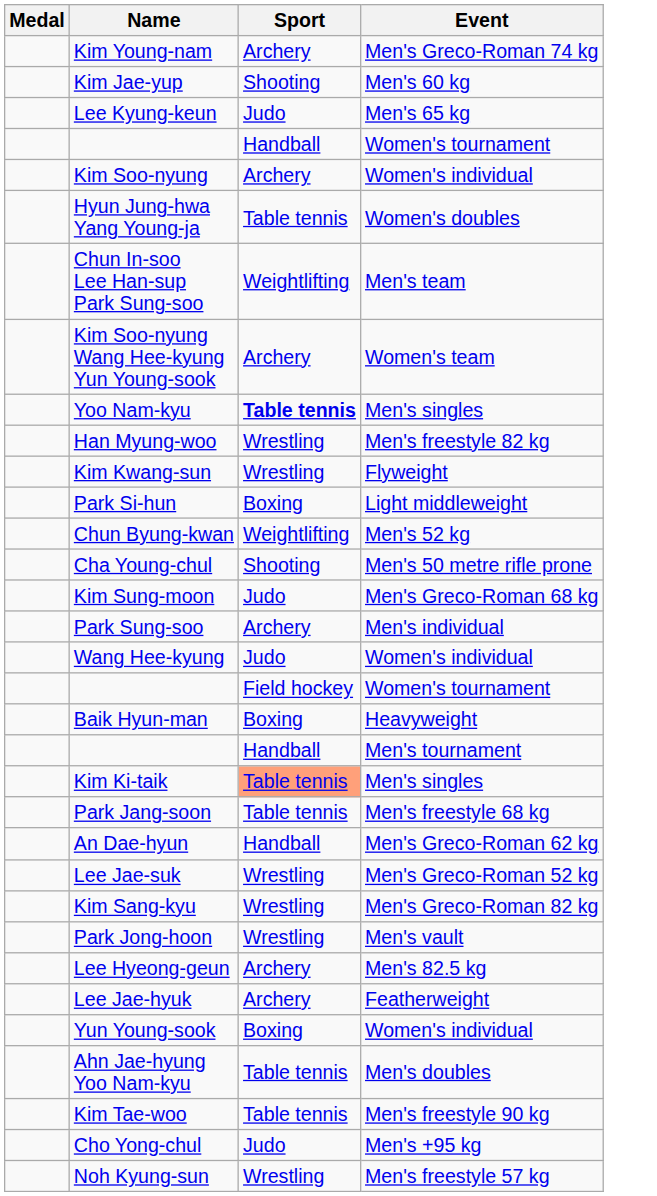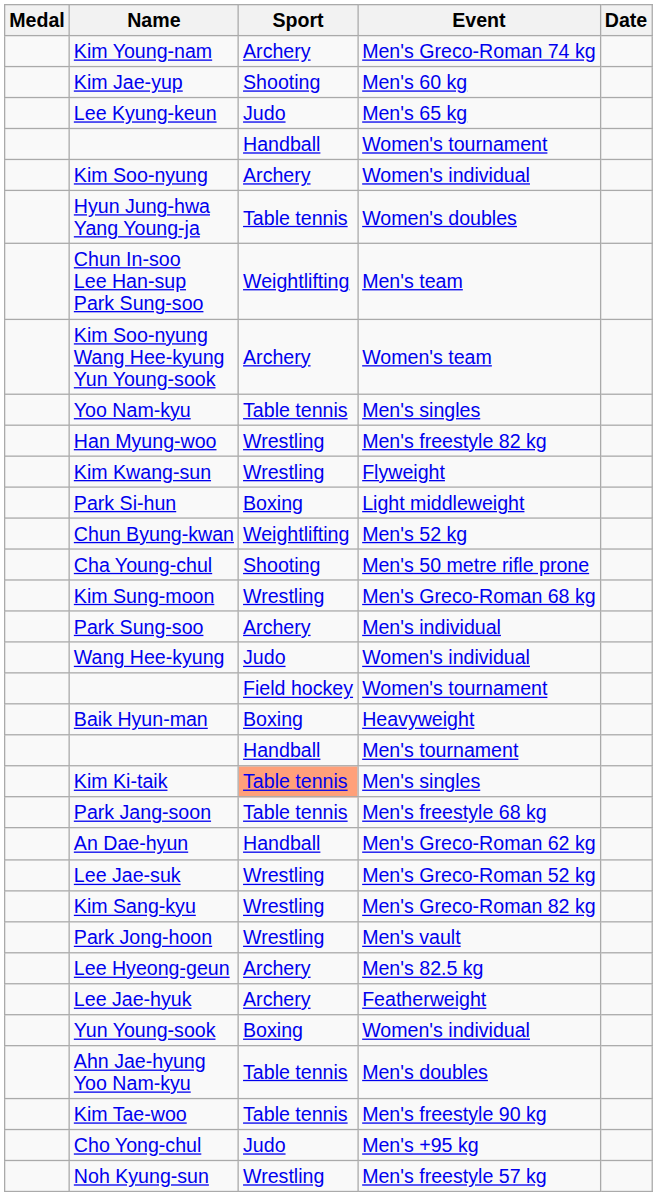+ column: (626, 20)
(299, 409) bold -> (295, 409) normal
(264, 596) Judo -> (284, 596) Wrestling
